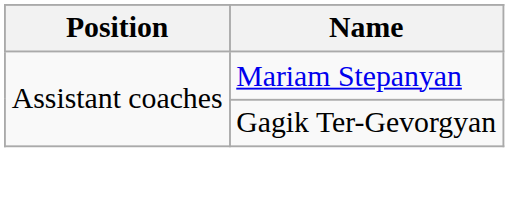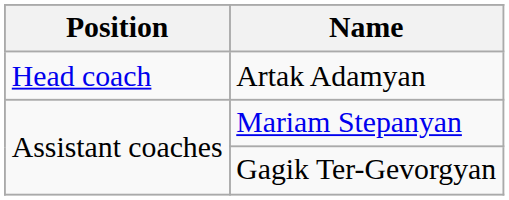+ row: (331, 75)
